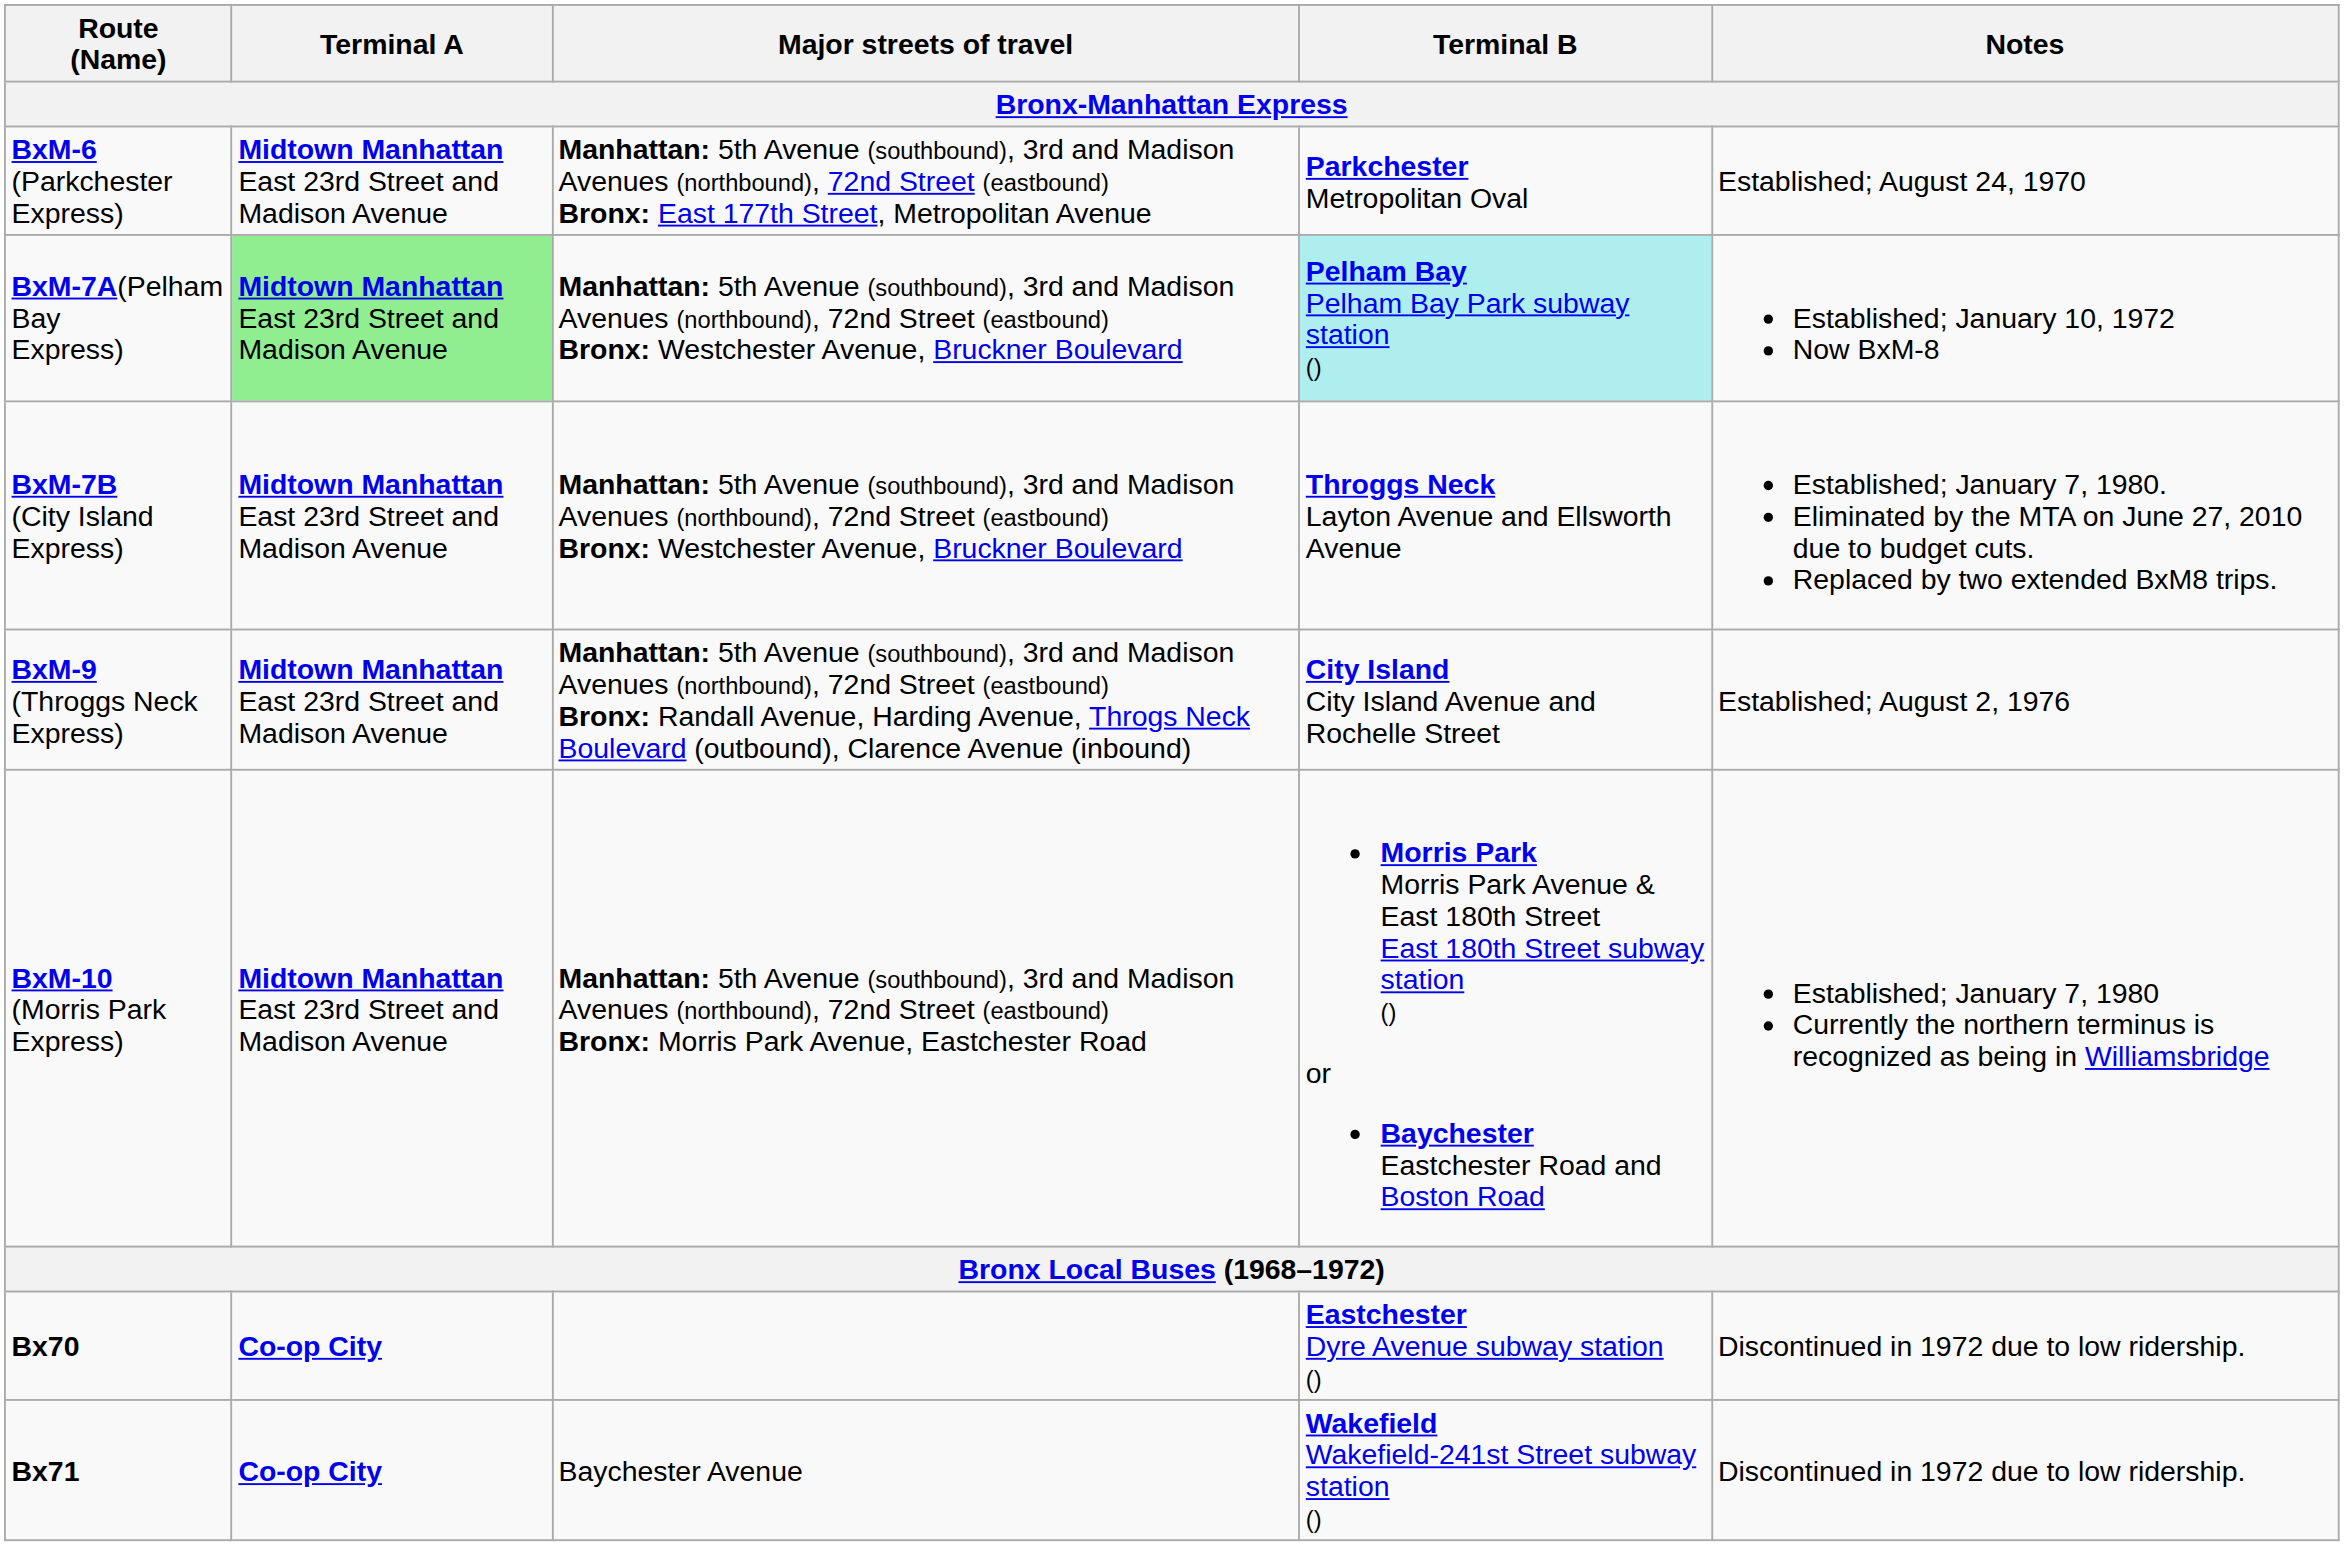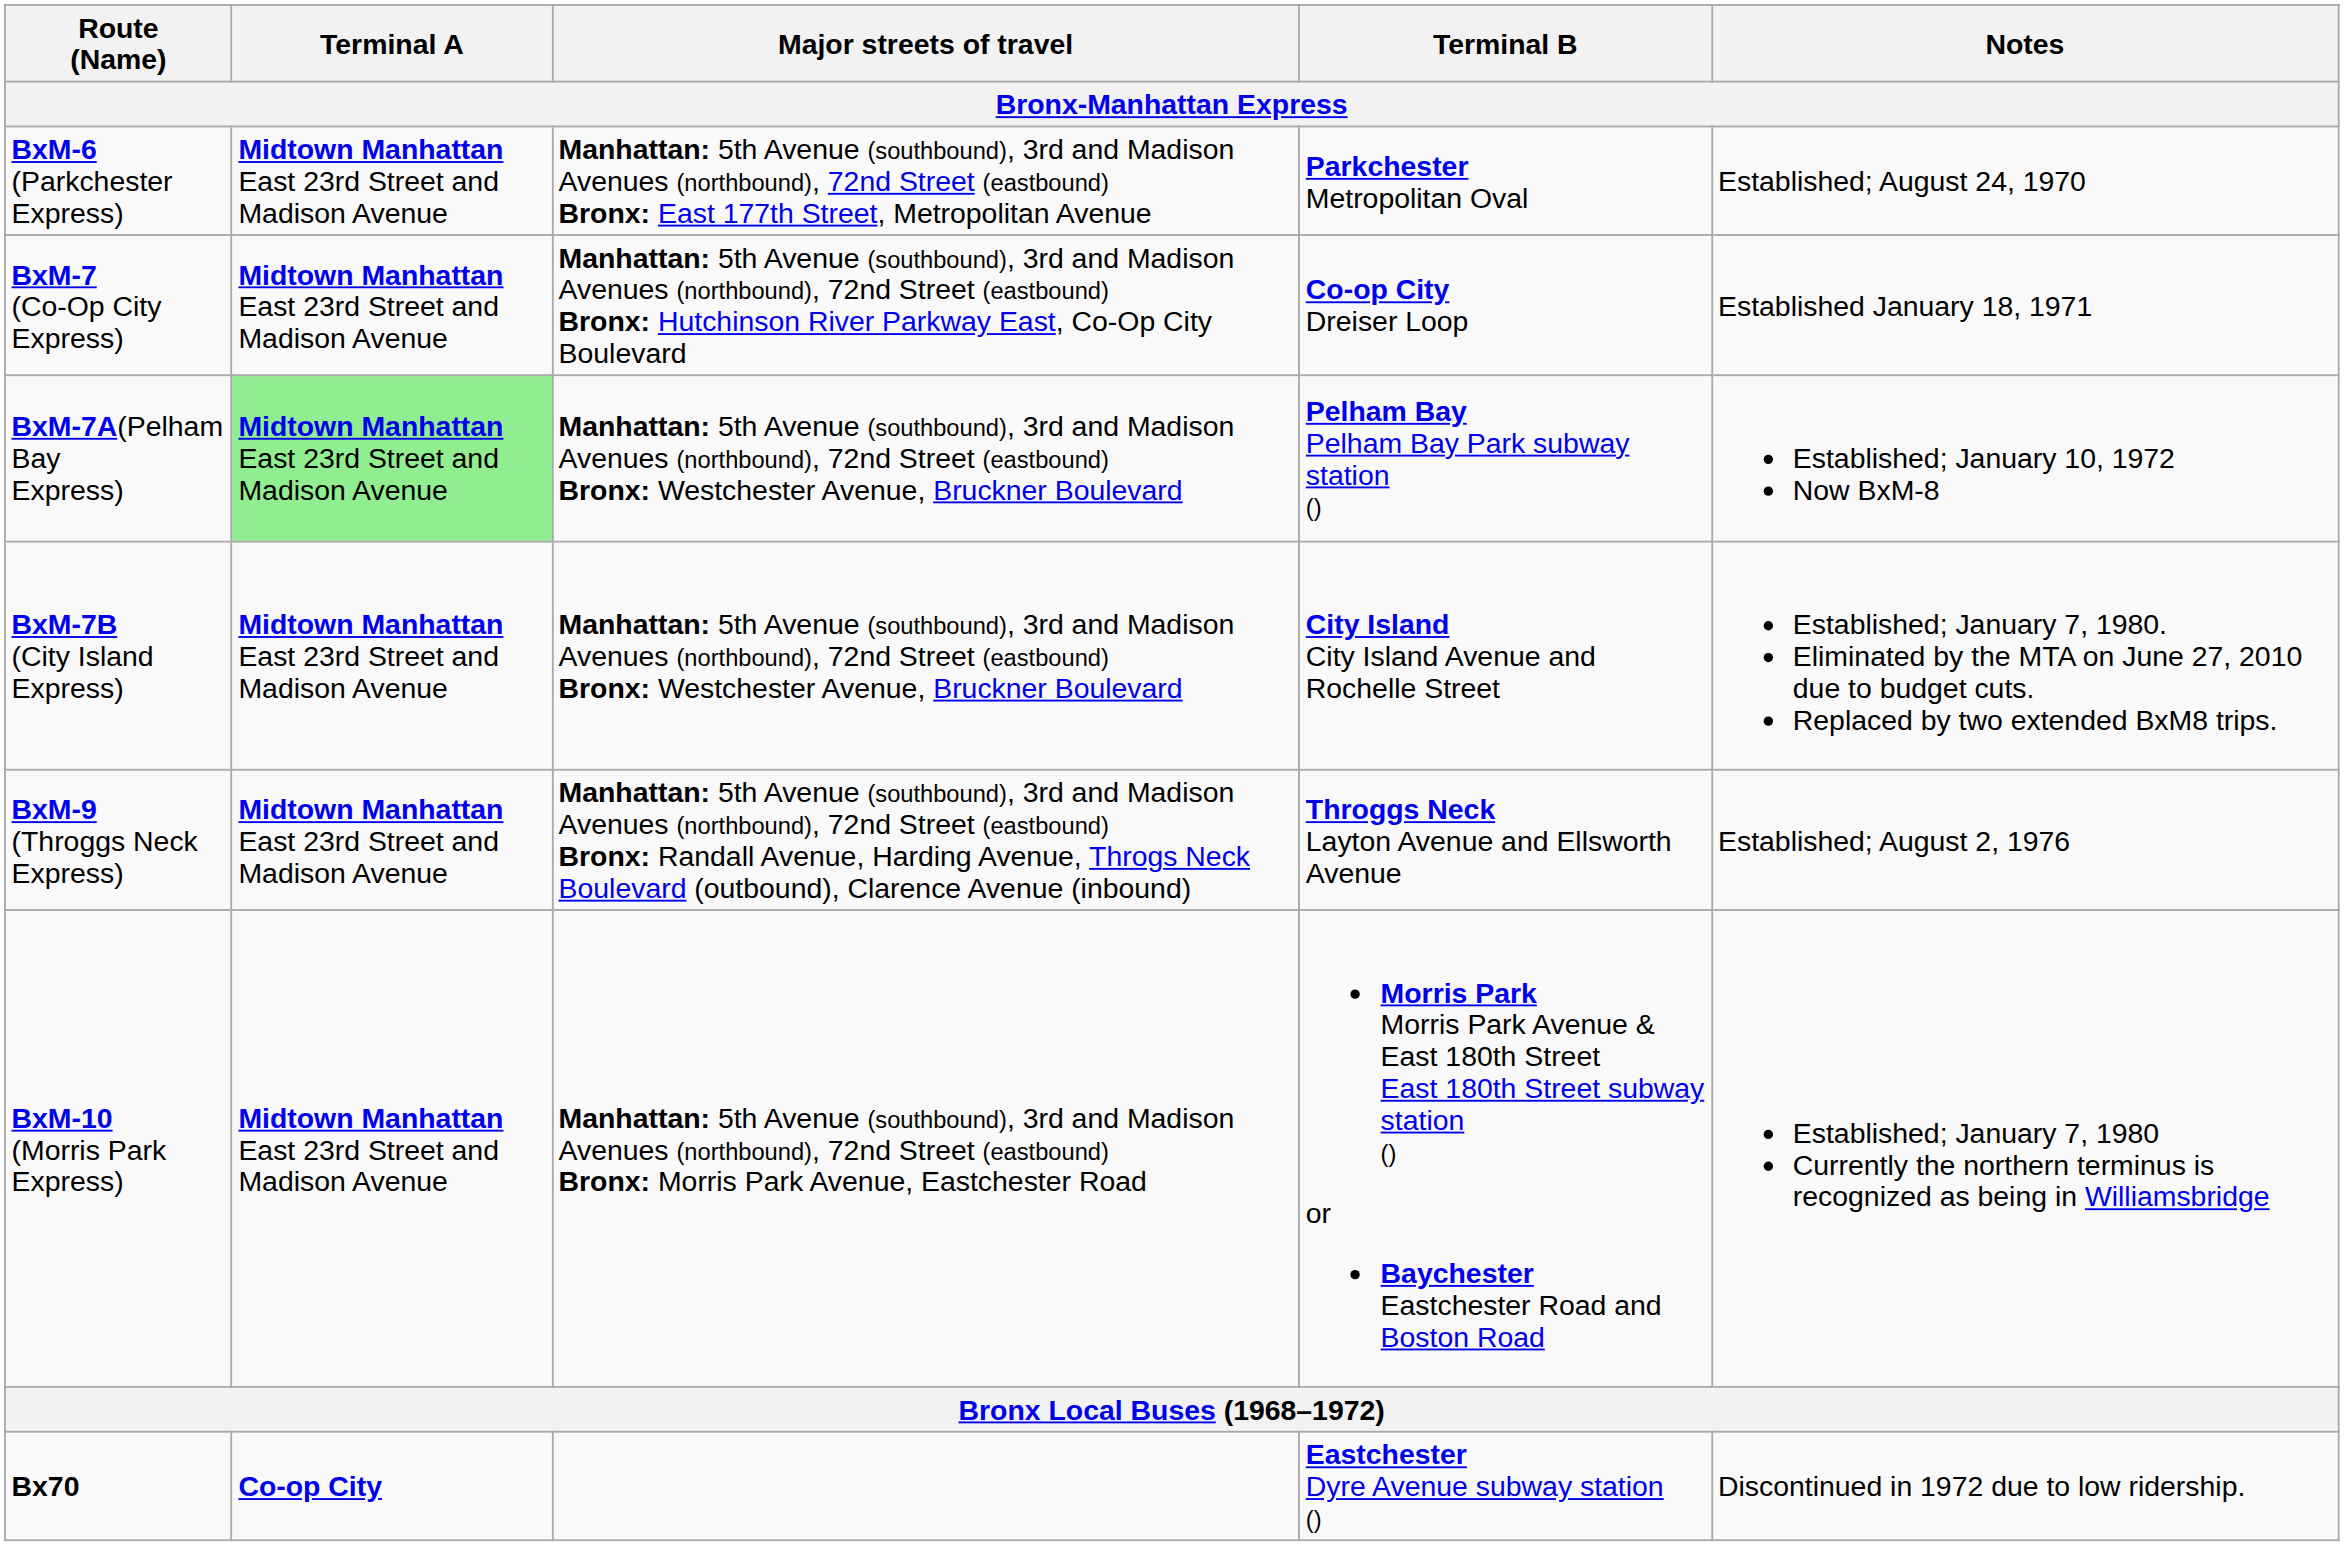+ row: (86, 306)
(1468, 318) paleturquoise background -> (1468, 459) no background
(1489, 515) Throggs Neck Layton Avenue and Ellsworth Avenue -> (1451, 656) City Island City Island Avenue and Rochelle Street
(1451, 700) City Island City Island Avenue and Rochelle Street -> (1489, 840) Throggs Neck Layton Avenue and Ellsworth Avenue
- row: (45, 1470)
